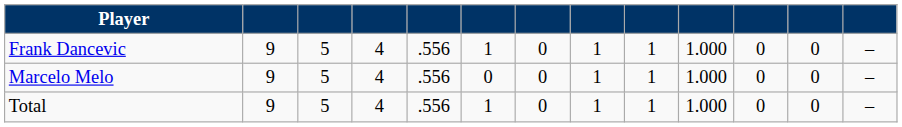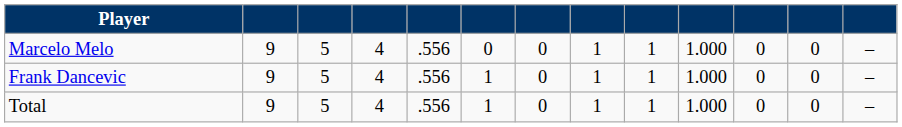rows swapped: (67, 48) <-> (61, 77)
